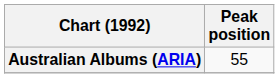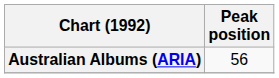(239, 60) 55 -> (239, 60) 56
